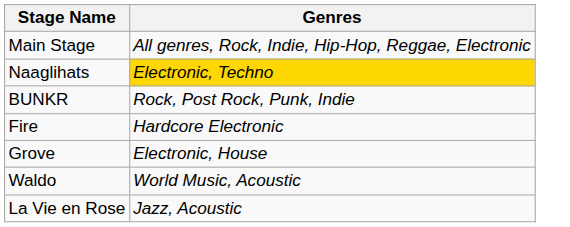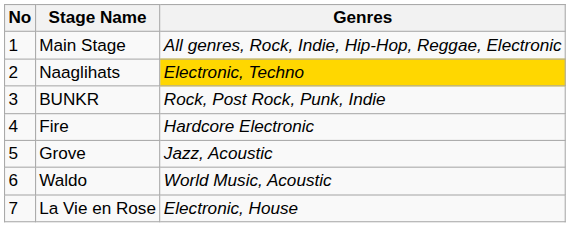+ column: (20, 18)
(200, 153) Electronic, House -> (218, 153) Jazz, Acoustic
(188, 208) Jazz, Acoustic -> (231, 208) Electronic, House
